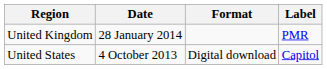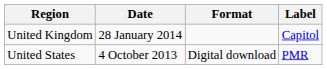(295, 34) PMR -> (300, 34) Capitol
(300, 54) Capitol -> (295, 54) PMR
